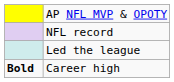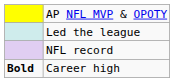rows swapped: (80, 32) <-> (93, 50)
